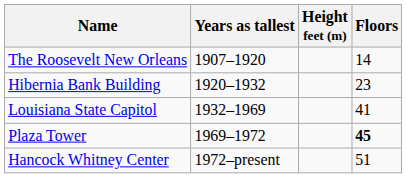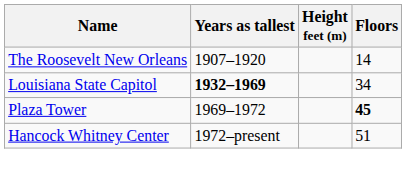- row: (84, 85)
(230, 110) normal -> (230, 85) bold
(363, 110) 41 -> (363, 85) 34
